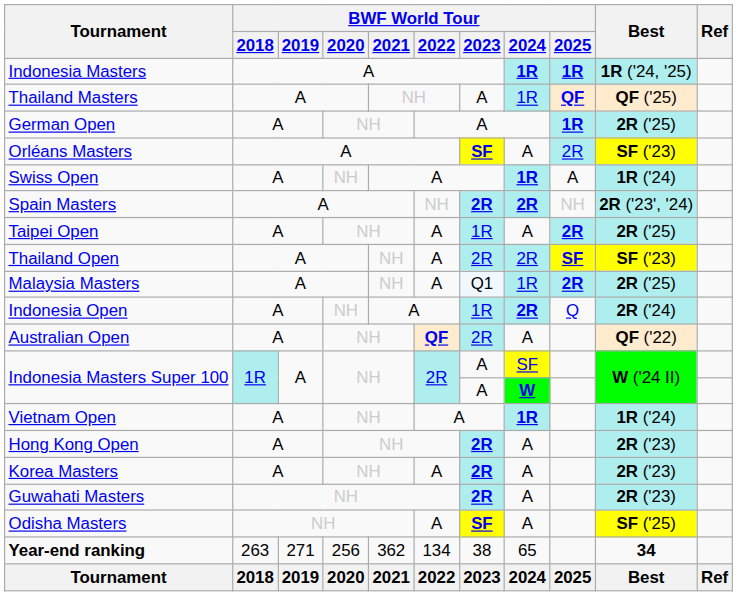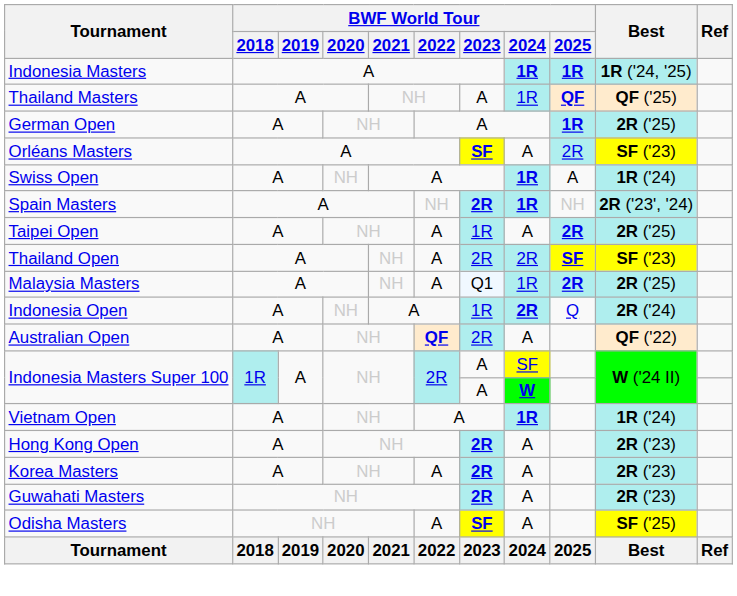(527, 205) 2R -> (527, 205) 1R
- row: (77, 551)
